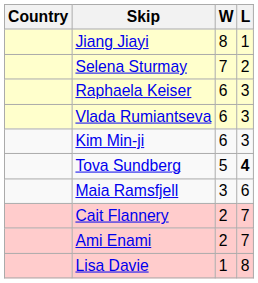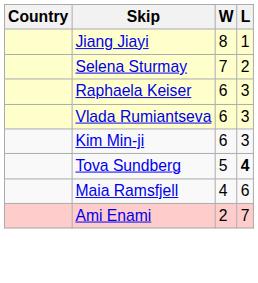(223, 191) 3 -> (223, 191) 4
- row: (122, 215)
- row: (112, 265)
